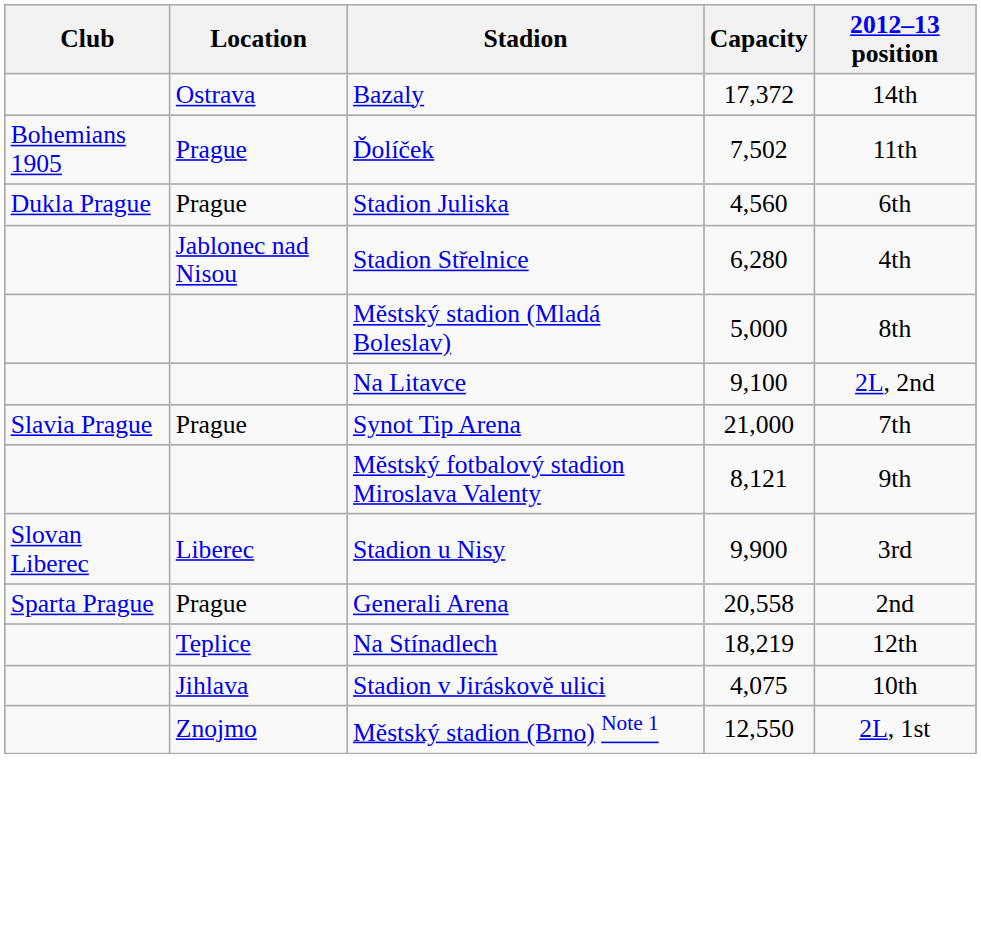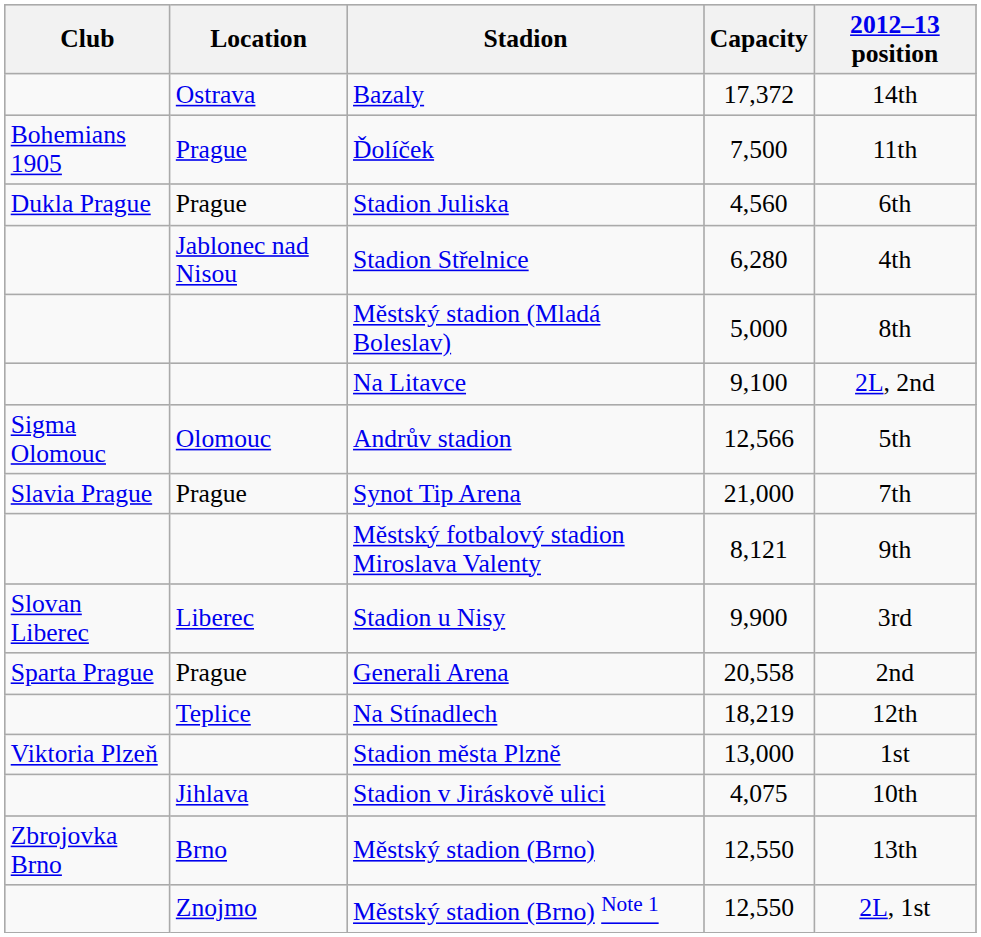(759, 149) 7,502 -> (759, 149) 7,500
+ row: (432, 438)
+ row: (457, 754)
+ row: (474, 849)
